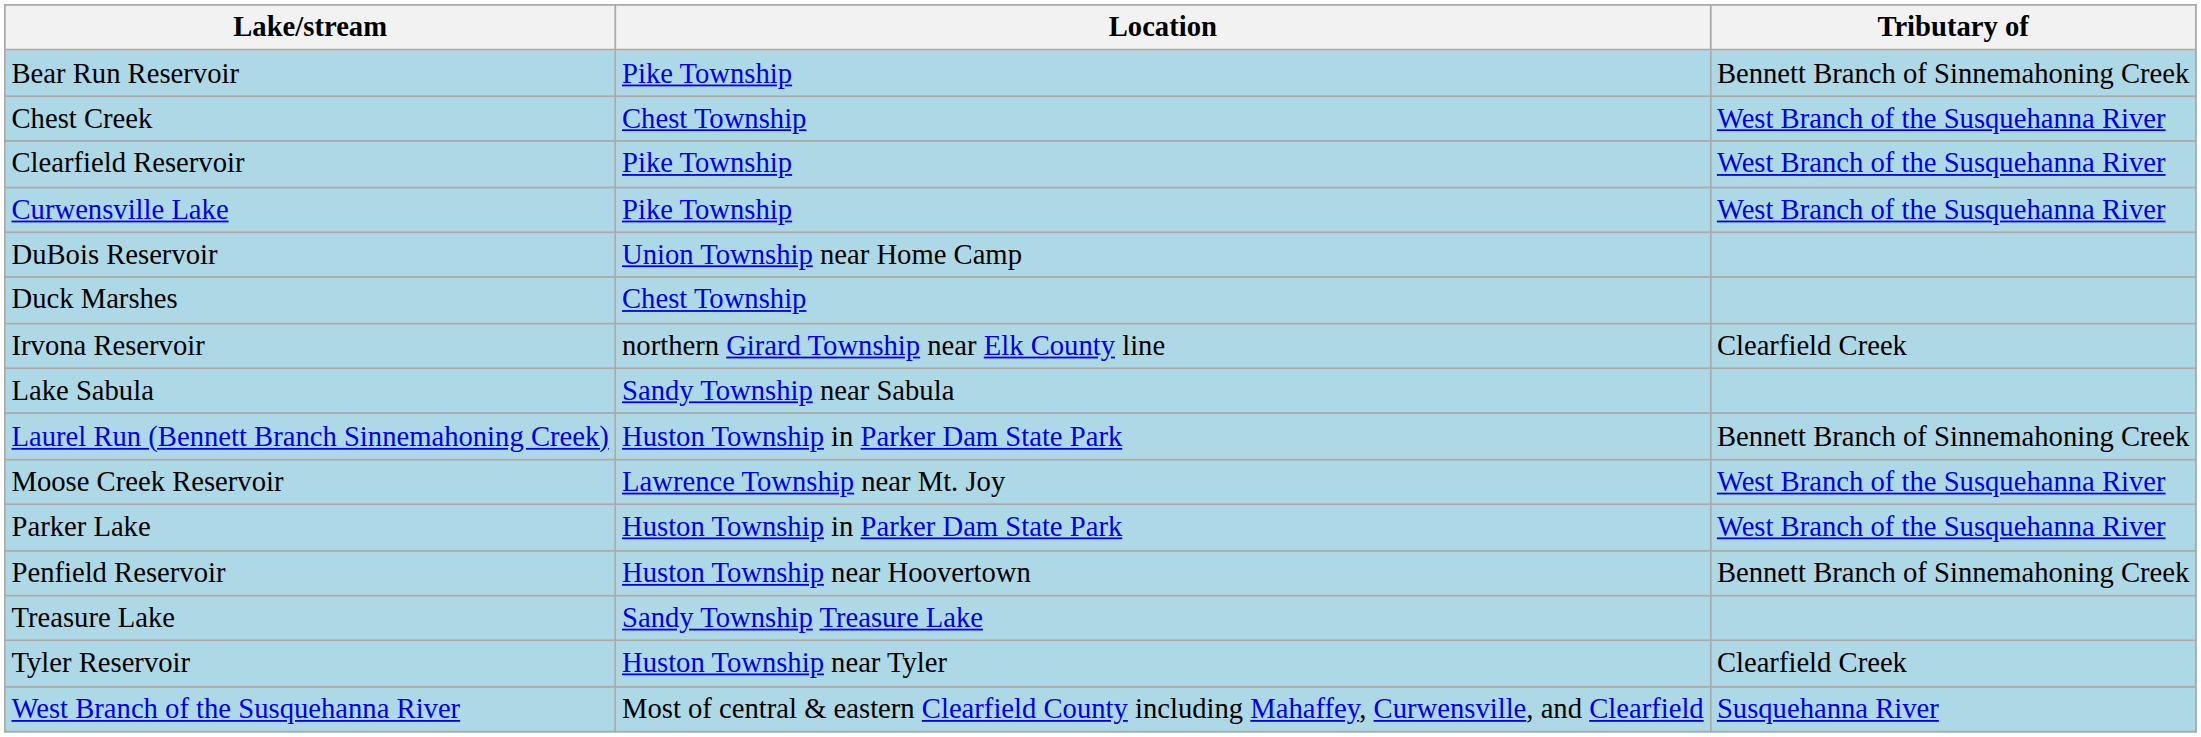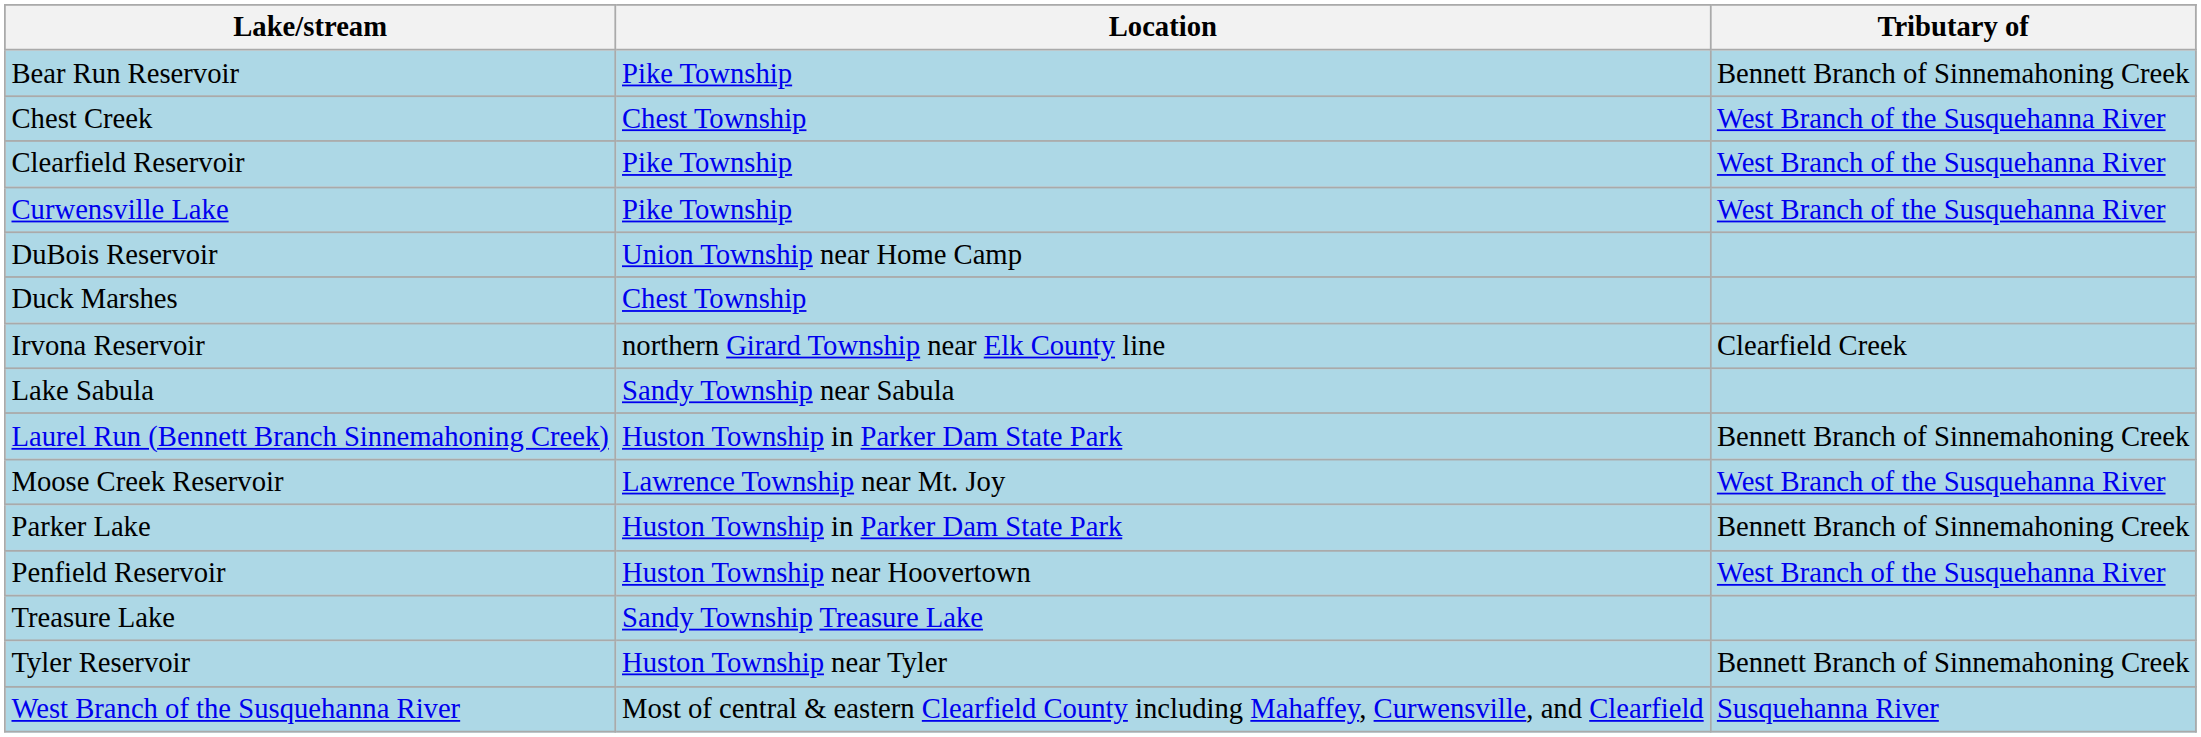(1941, 526) West Branch of the Susquehanna River -> (1953, 526) Bennett Branch of Sinnemahoning Creek
(1953, 572) Bennett Branch of Sinnemahoning Creek -> (1941, 572) West Branch of the Susquehanna River
(1812, 663) Clearfield Creek -> (1953, 663) Bennett Branch of Sinnemahoning Creek
